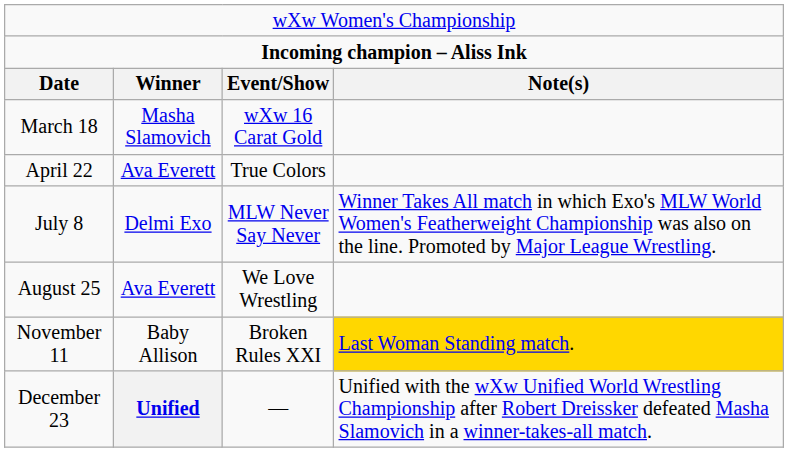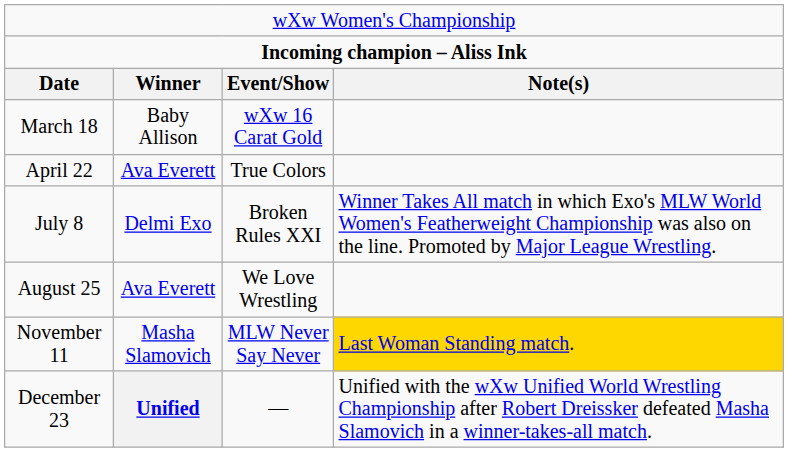(168, 126) Masha Slamovich -> (168, 126) Baby Allison
(278, 223) MLW Never Say Never -> (278, 223) Broken Rules XXI
(168, 343) Baby Allison -> (168, 343) Masha Slamovich
(278, 343) Broken Rules XXI -> (278, 343) MLW Never Say Never
